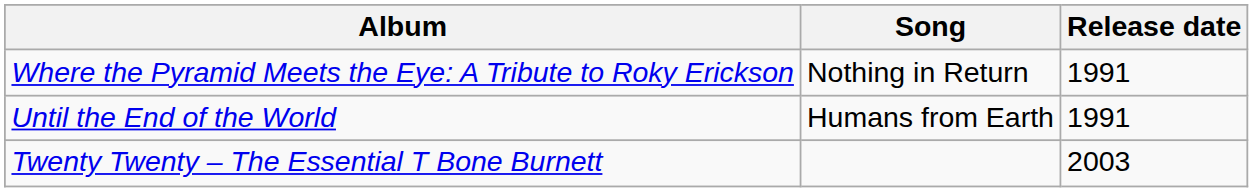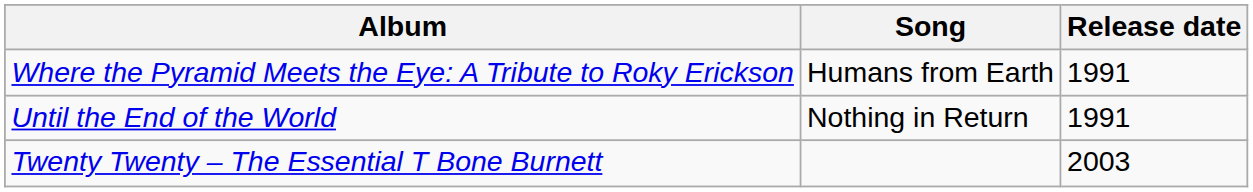(918, 72) Nothing in Return -> (930, 72) Humans from Earth
(930, 117) Humans from Earth -> (918, 117) Nothing in Return
